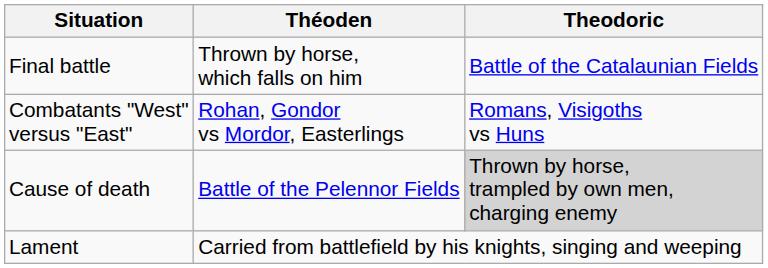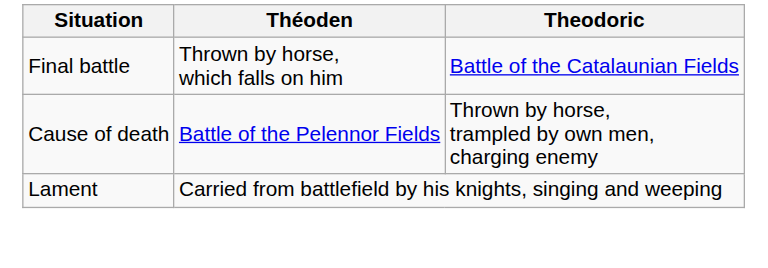- row: (99, 122)
(571, 190) lightgrey background -> (552, 133) no background
